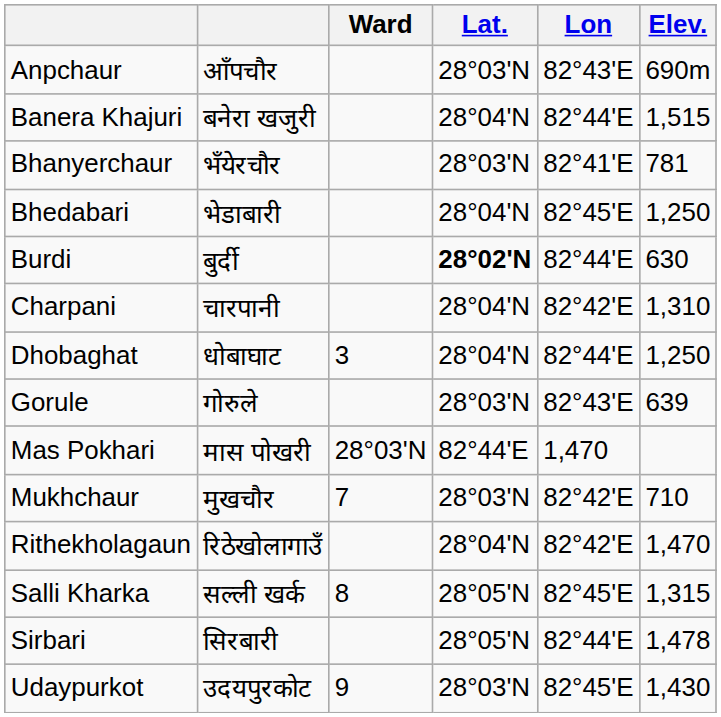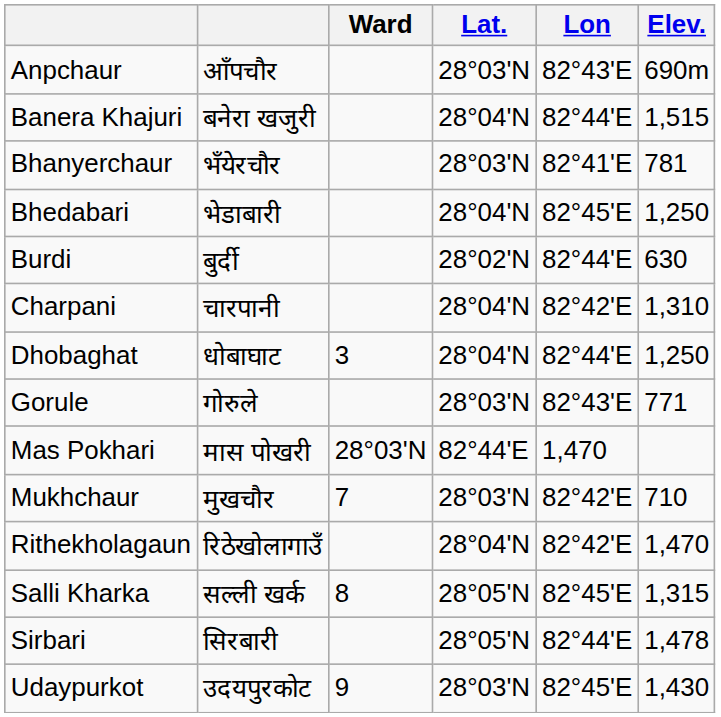(485, 259) bold -> (484, 259) normal
(667, 402) 639 -> (666, 402) 771
